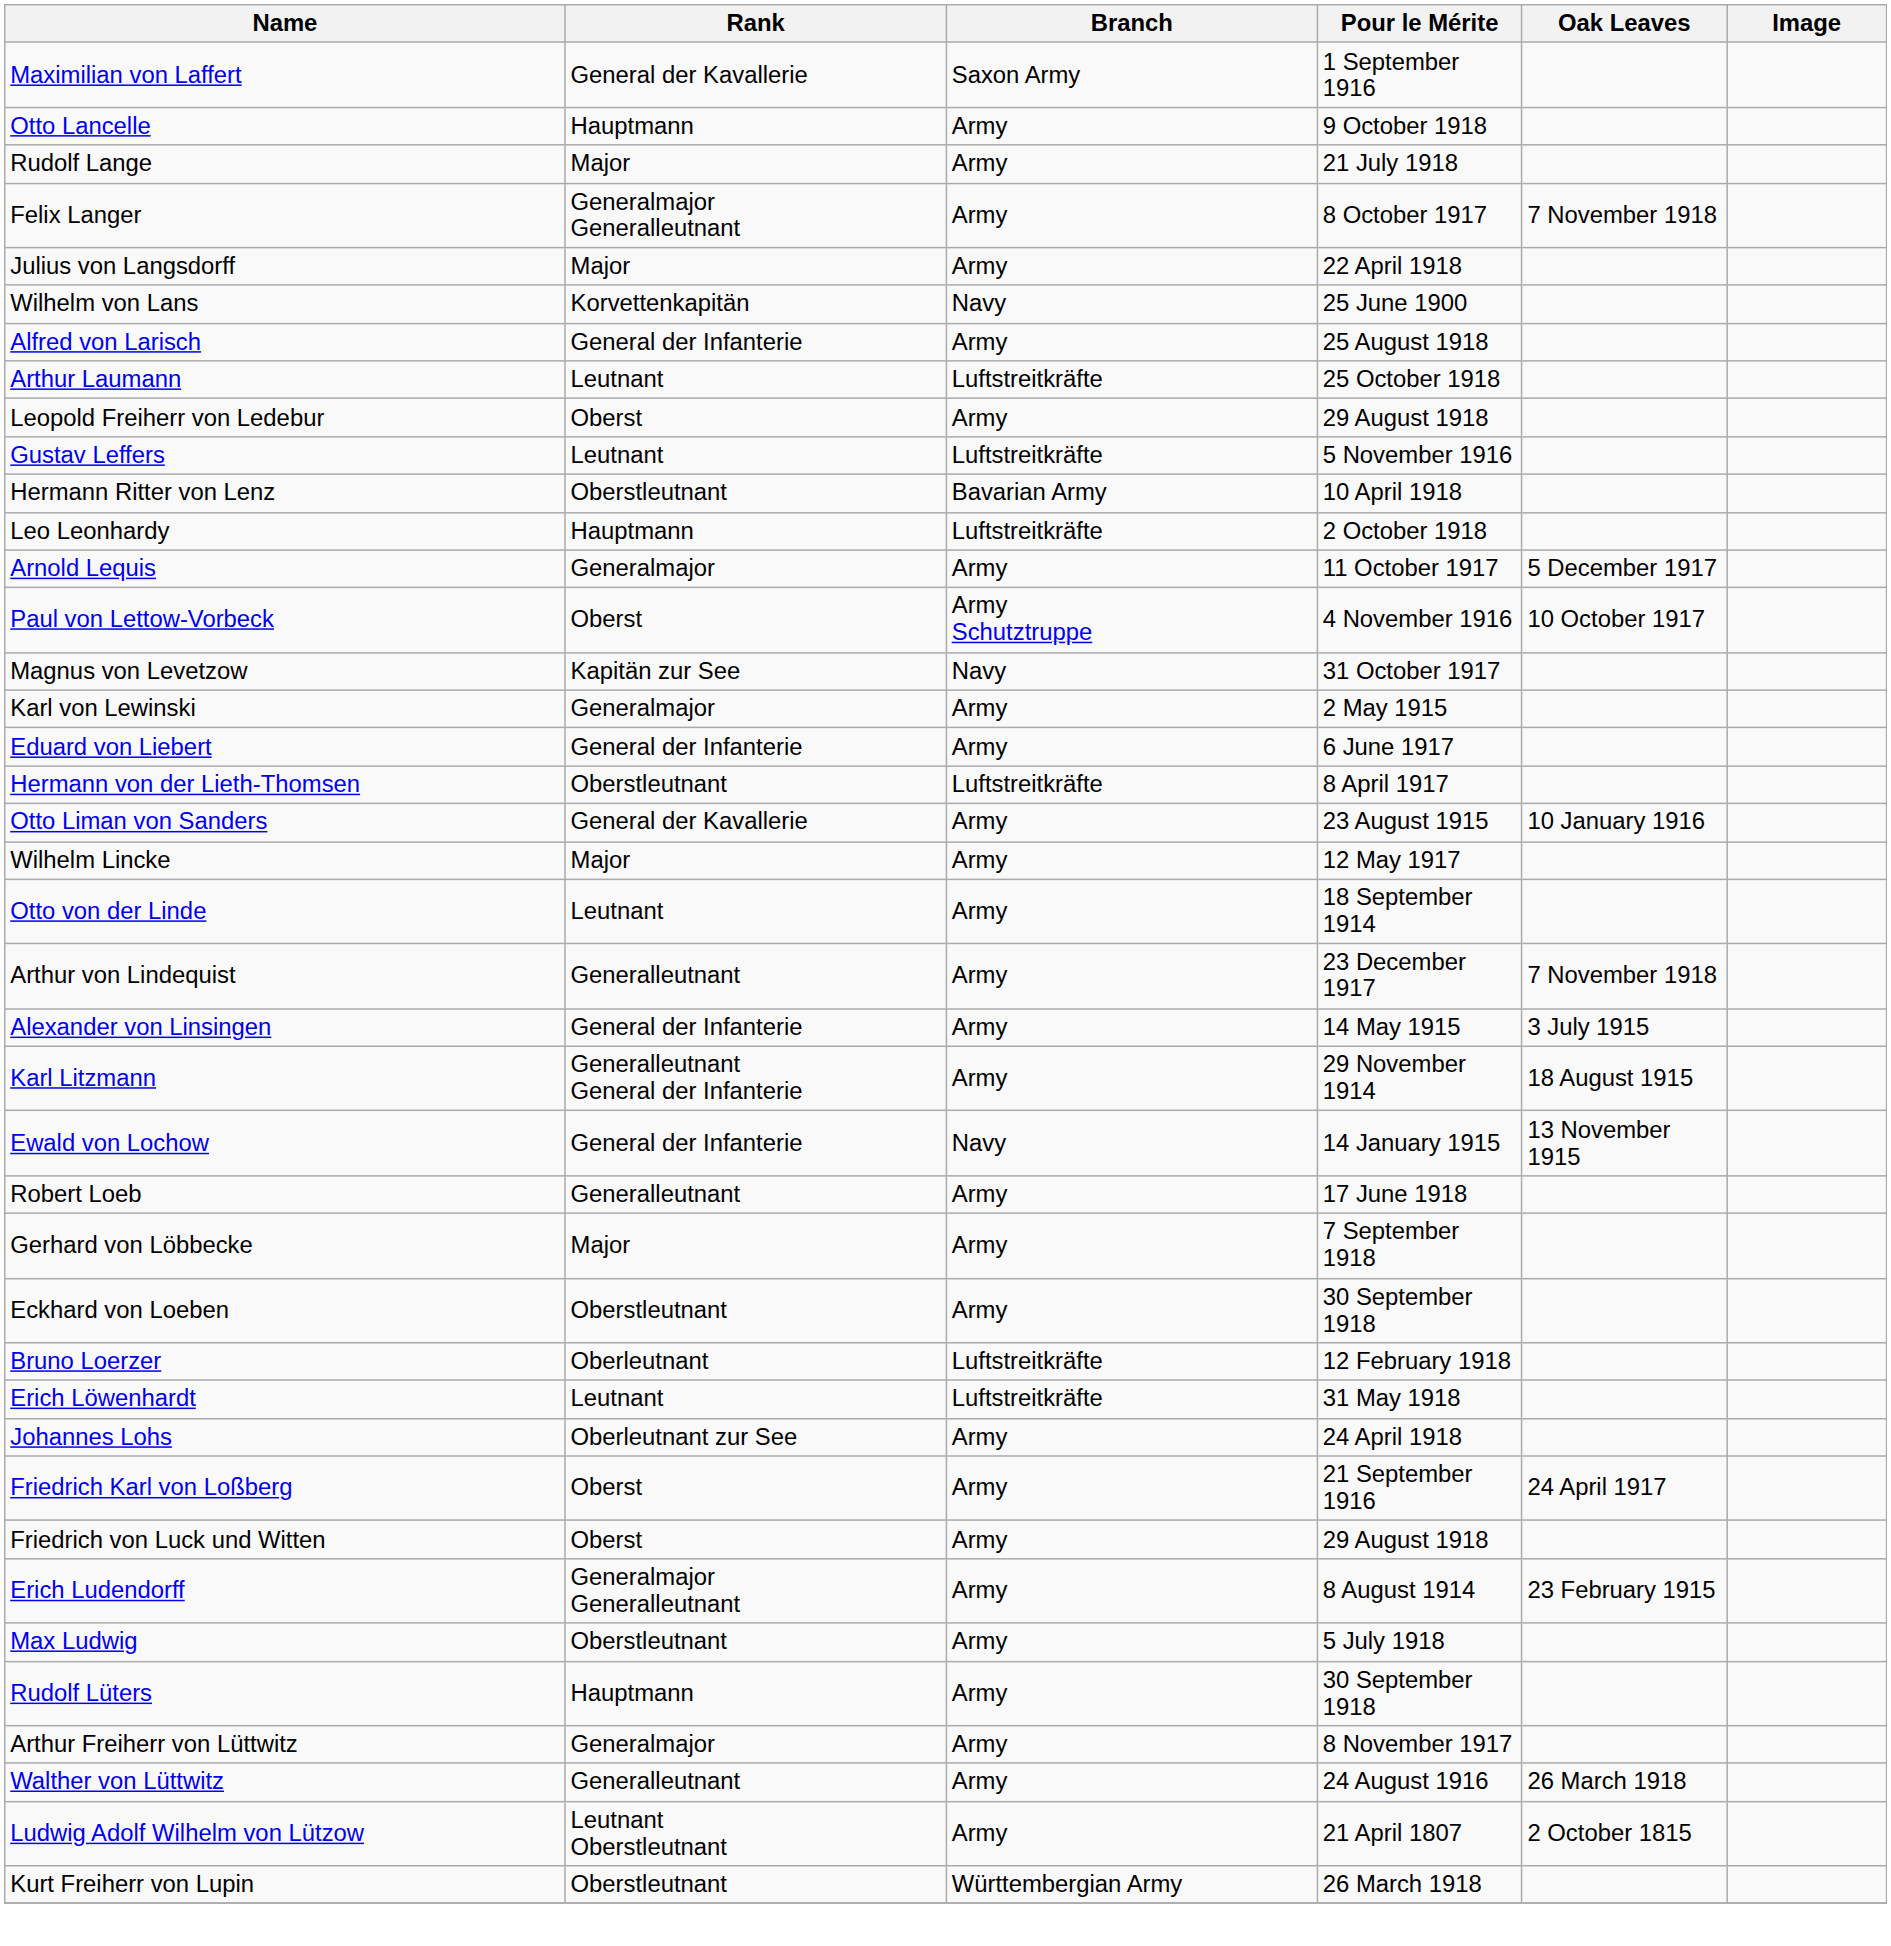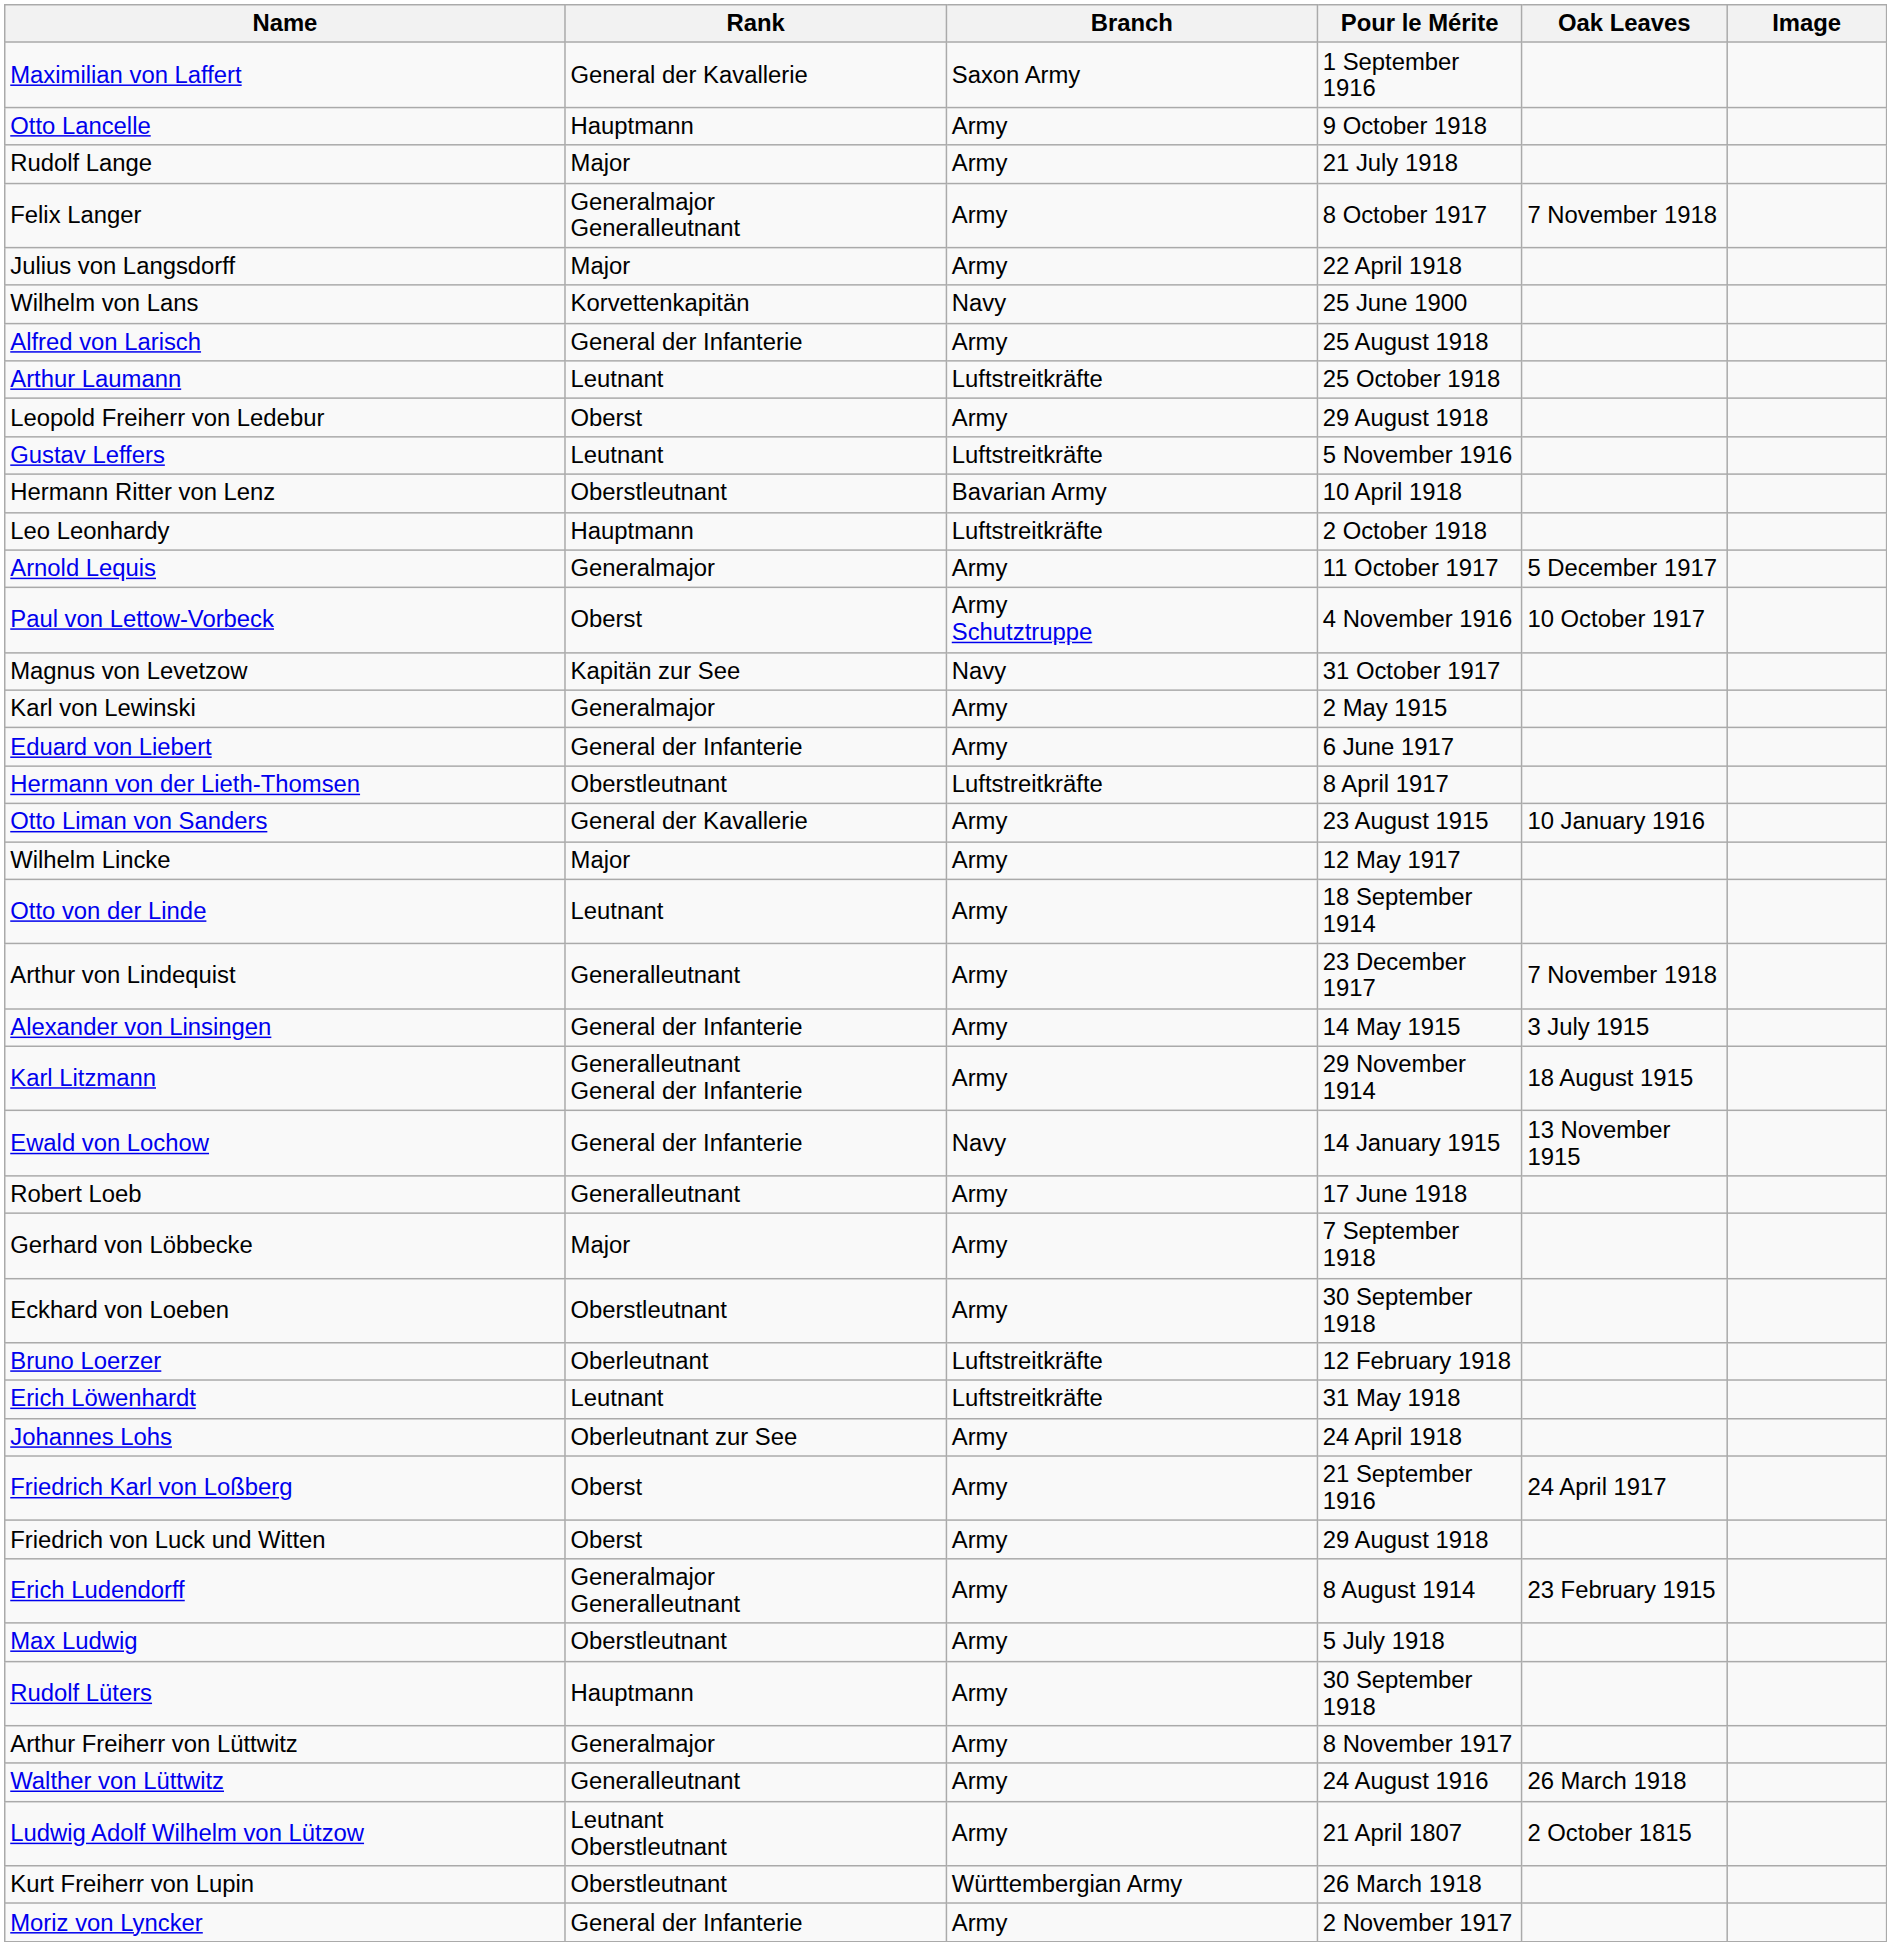+ row: (107, 1922)
